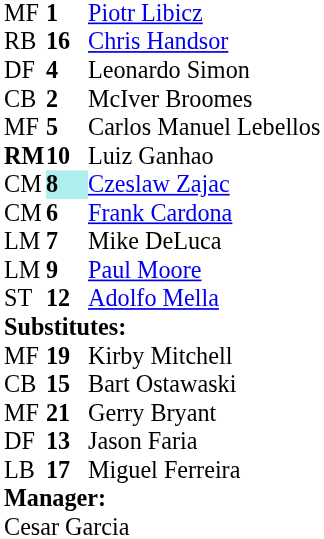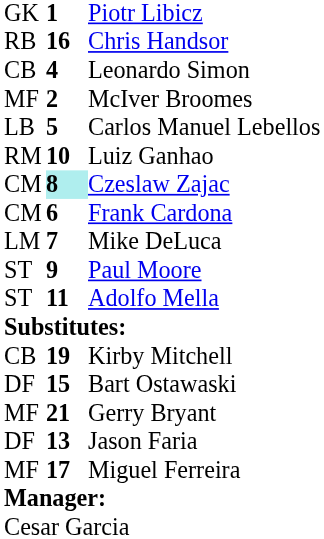(21, 12) MF -> (21, 12) GK
(19, 70) DF -> (20, 70) CB
(20, 98) CB -> (21, 98) MF
(21, 127) MF -> (19, 127) LB
(24, 155) bold -> (23, 155) normal
(22, 269) LM -> (18, 269) ST
(58, 298) 12 -> (57, 298) 11
(21, 355) MF -> (20, 355) CB
(20, 384) CB -> (19, 384) DF
(19, 469) LB -> (21, 469) MF
